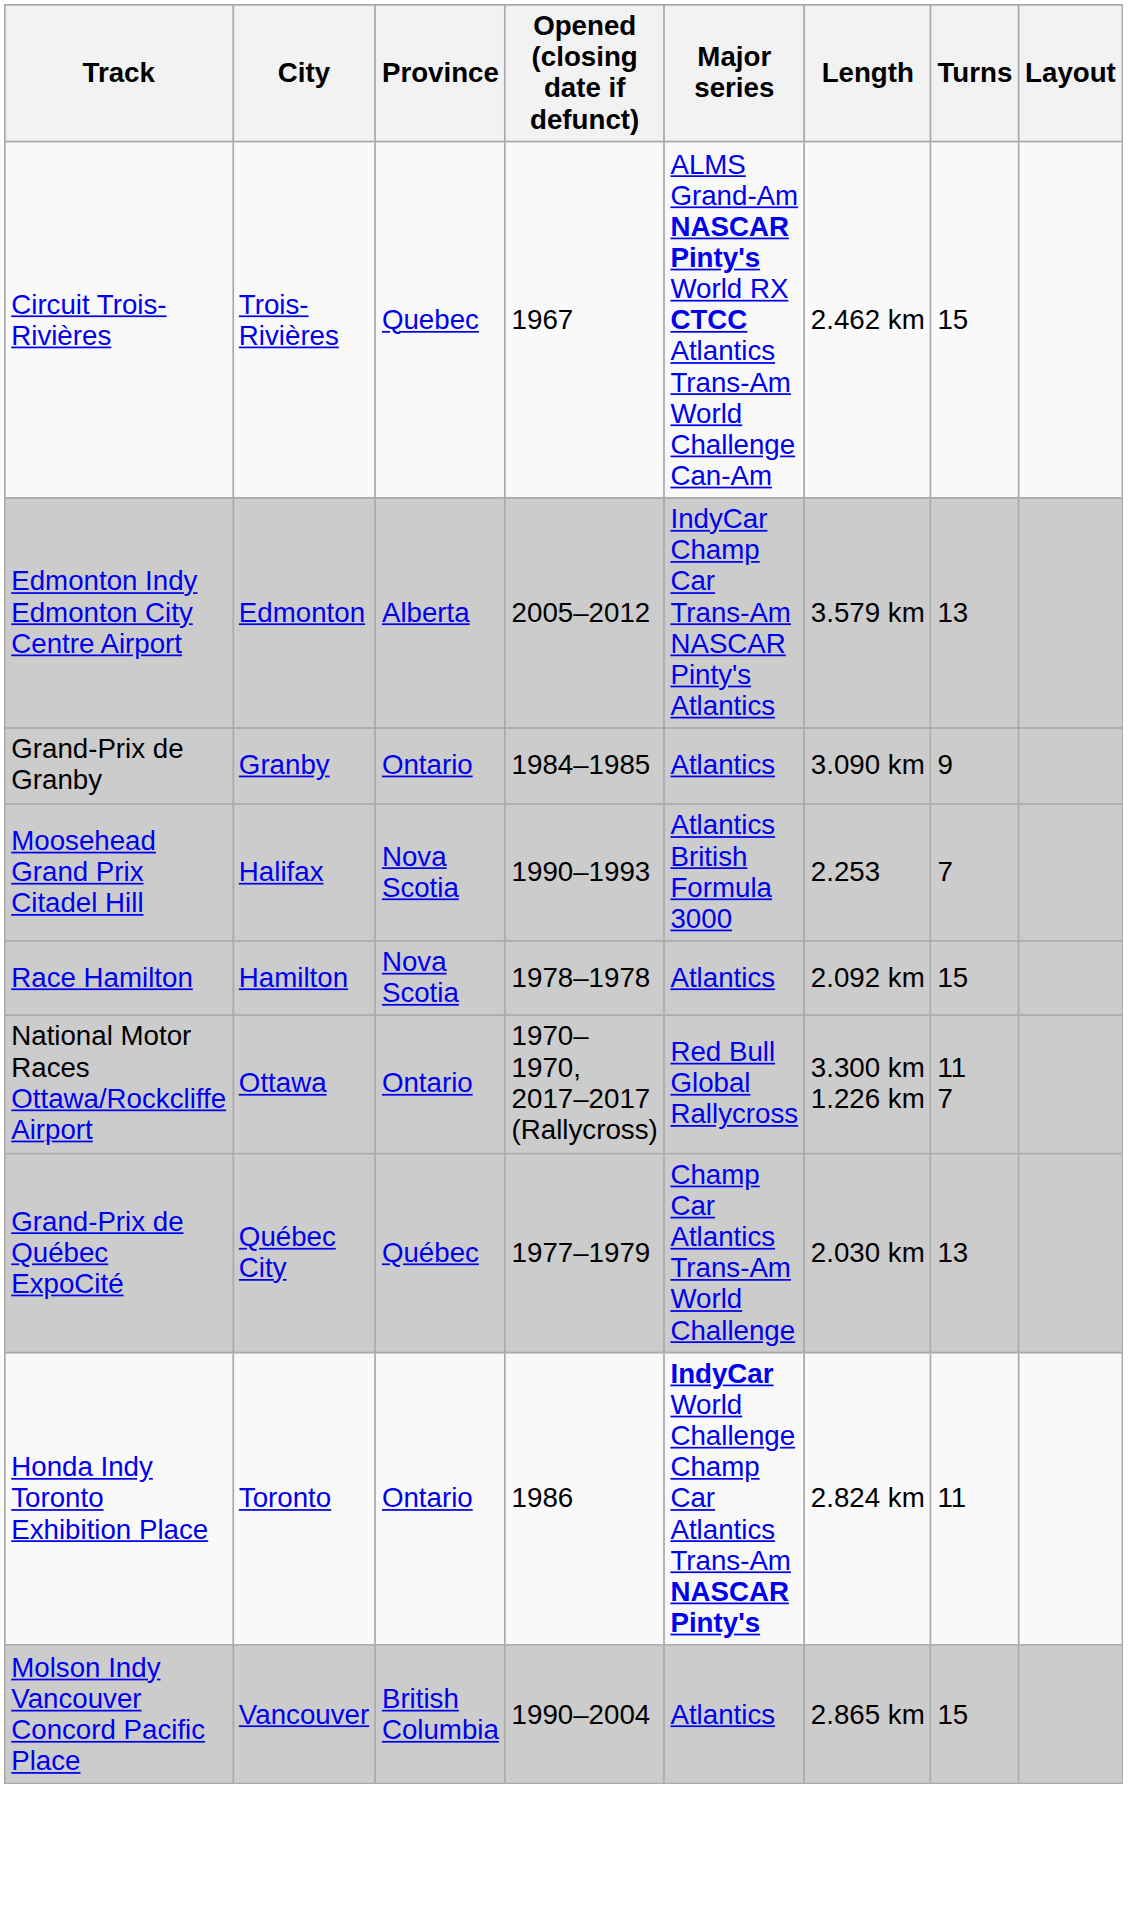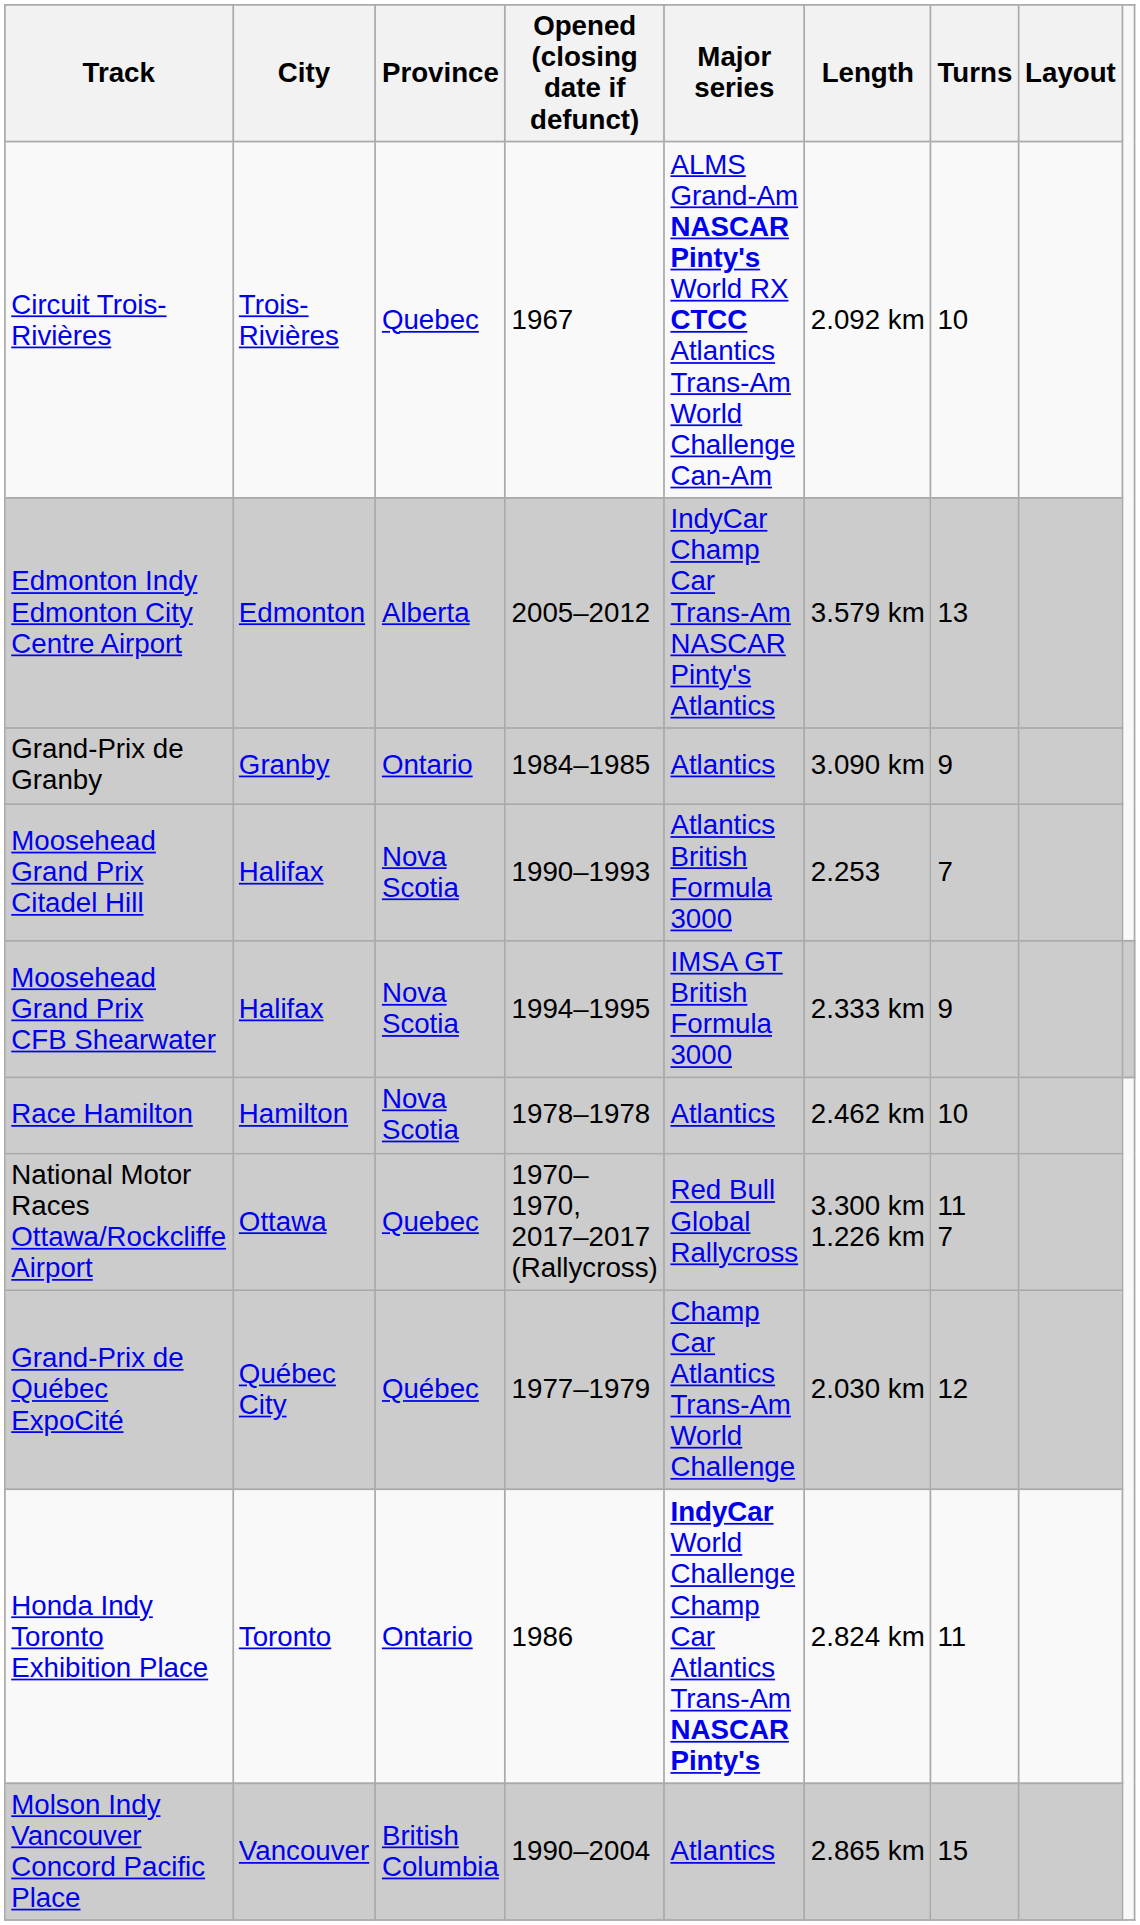(868, 319) 2.462 km -> (868, 319) 2.092 km
(953, 319) 15 -> (953, 319) 10
+ row: (114, 1008)
(868, 977) 2.092 km -> (868, 1115) 2.462 km
(953, 977) 15 -> (953, 1115) 10
(427, 1083) Ontario -> (430, 1221) Quebec
(953, 1252) 13 -> (953, 1389) 12
